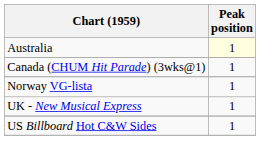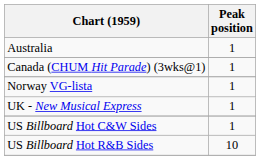(232, 47) lightyellow background -> (232, 47) no background
+ row: (80, 145)
